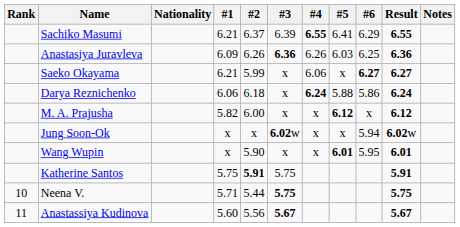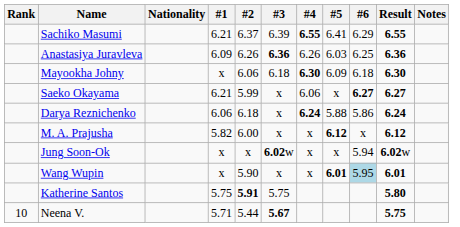+ row: (82, 73)
(369, 153) no background -> (363, 172) lightblue background
(401, 172) 5.91 -> (395, 192) 5.80
(285, 192) 5.75 -> (279, 212) 5.67
- row: (95, 212)
